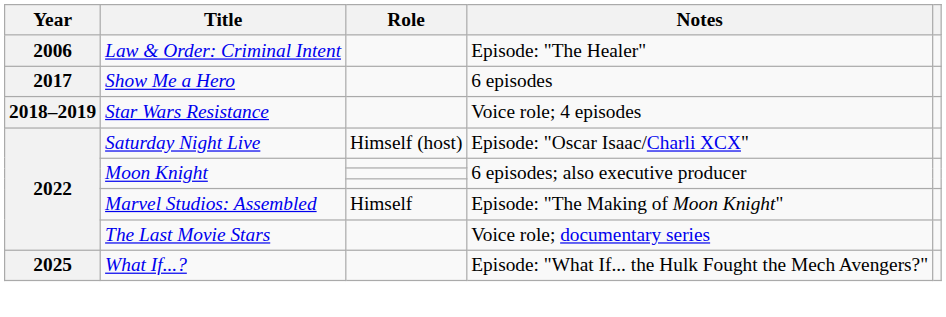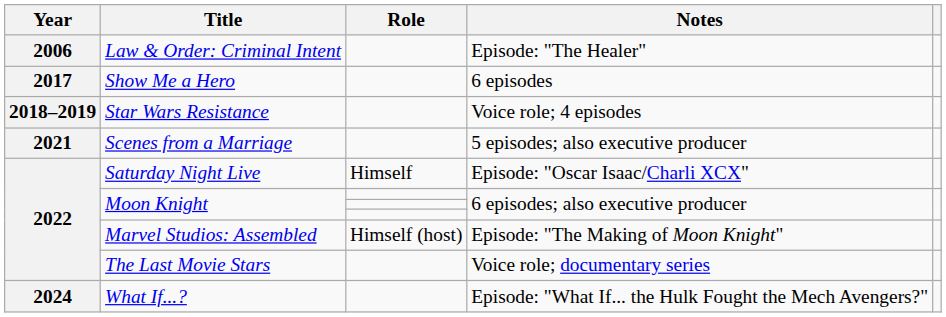+ row: (199, 142)
(406, 142) Himself (host) -> (381, 173) Himself
(381, 204) Himself -> (406, 234) Himself (host)
(53, 265) 2025 -> (53, 296) 2024
